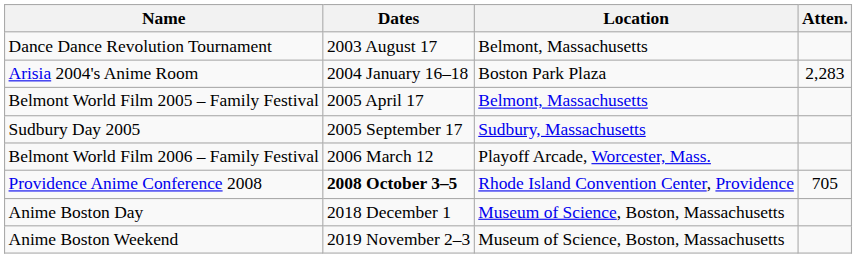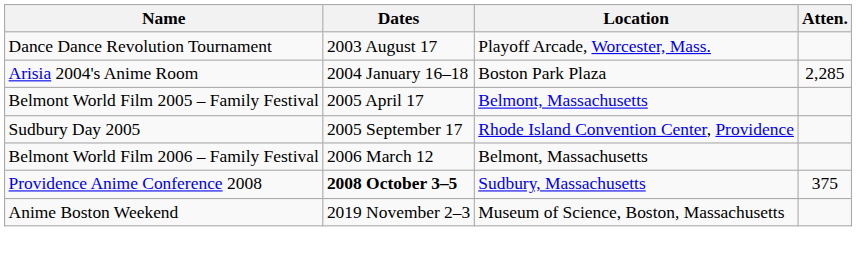(563, 45) Belmont, Massachusetts -> (595, 45) Playoff Arcade, Worcester, Mass.
(825, 73) 2,283 -> (825, 73) 2,285
(562, 128) Sudbury, Massachusetts -> (636, 128) Rhode Island Convention Center, Providence
(595, 156) Playoff Arcade, Worcester, Mass. -> (563, 156) Belmont, Massachusetts
(636, 184) Rhode Island Convention Center, Providence -> (562, 184) Sudbury, Massachusetts
(825, 184) 705 -> (825, 184) 375
- row: (76, 211)
